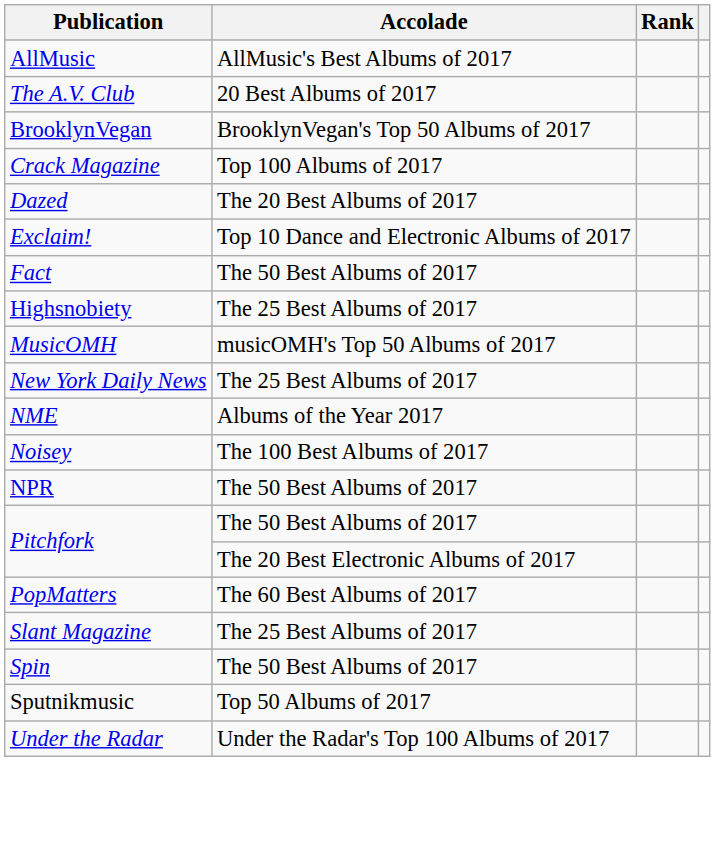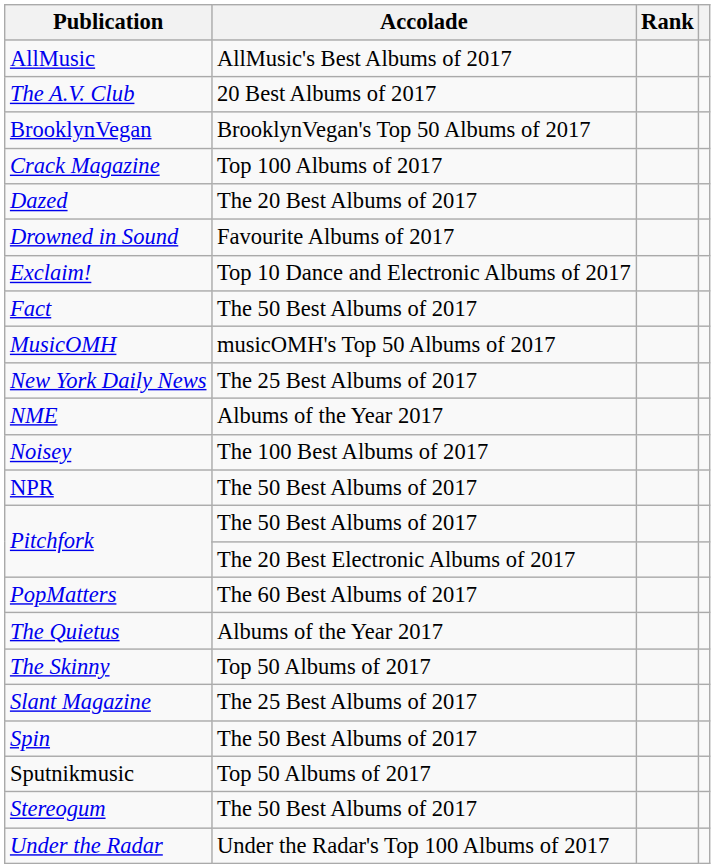+ row: (94, 237)
- row: (71, 308)
+ row: (65, 630)
+ row: (60, 666)
+ row: (58, 809)
